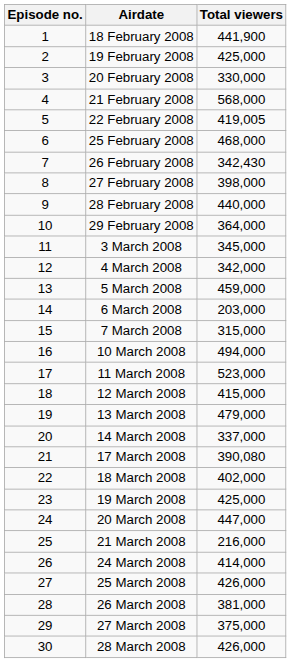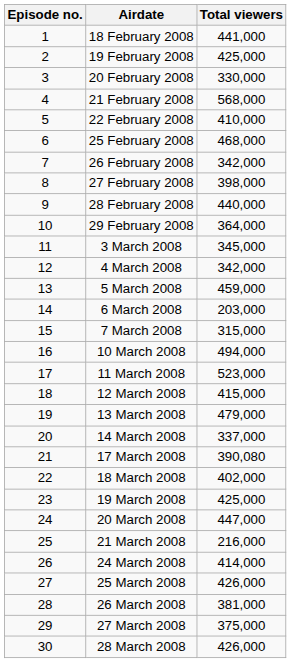(241, 36) 441,900 -> (241, 36) 441,000
(241, 120) 419,005 -> (241, 120) 410,000
(241, 162) 342,430 -> (241, 162) 342,000
